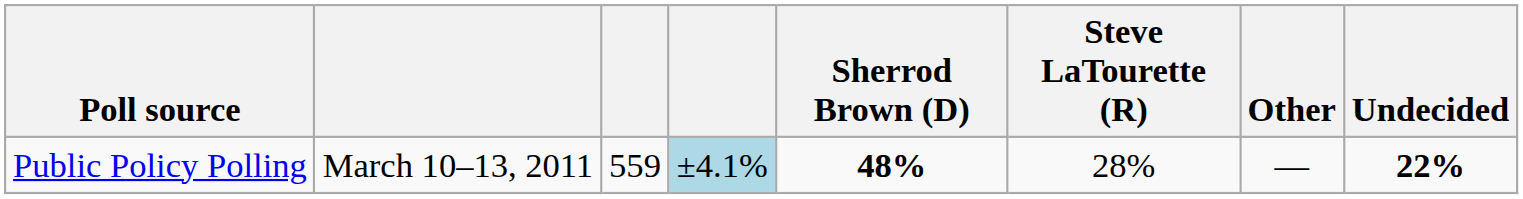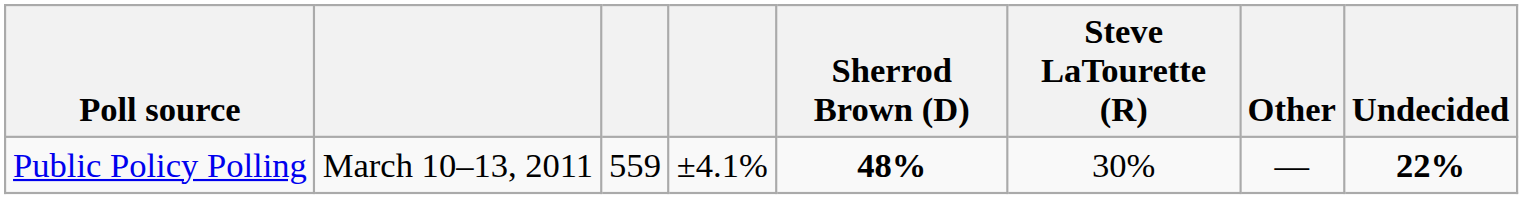(722, 164) lightblue background -> (722, 164) no background
(1124, 164) 28% -> (1124, 164) 30%
